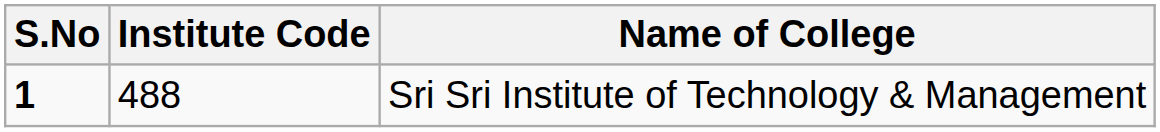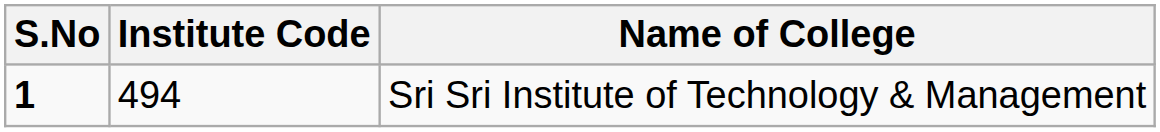(149, 94) 488 -> (149, 94) 494
